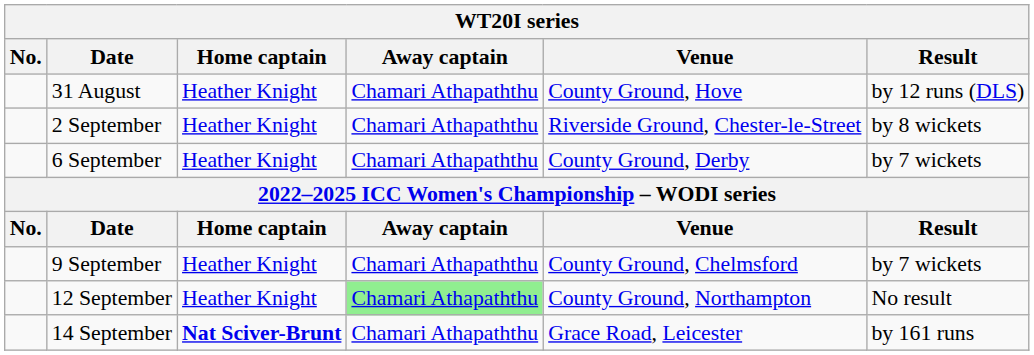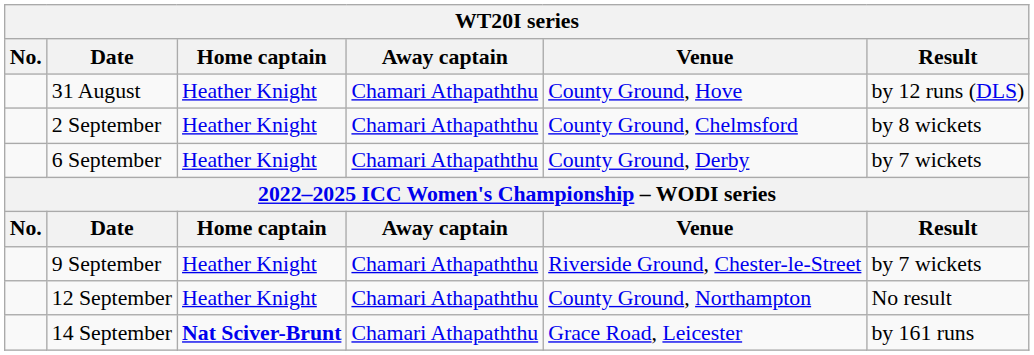(705, 125) Riverside Ground, Chester-le-Street -> (673, 125) County Ground, Chelmsford
(673, 263) County Ground, Chelmsford -> (705, 263) Riverside Ground, Chester-le-Street
(445, 297) lightgreen background -> (445, 297) no background
